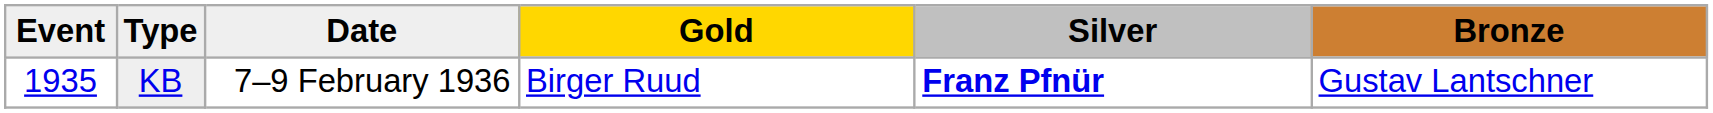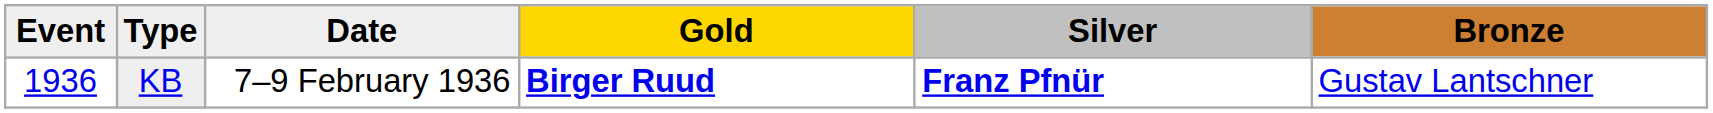(61, 82) 1935 -> (61, 82) 1936
(613, 82) normal -> (621, 82) bold
